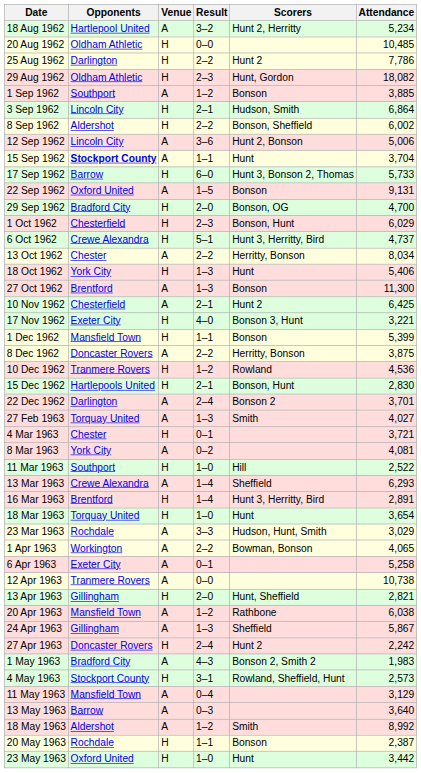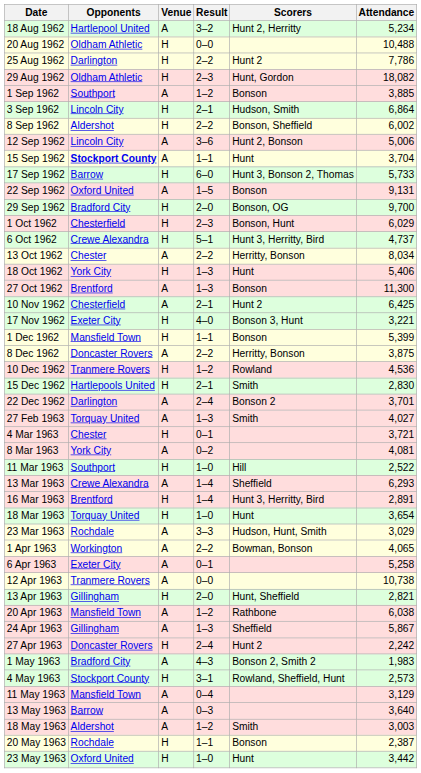(399, 45) 10,485 -> (399, 45) 10,488
(401, 207) 4,700 -> (401, 207) 9,700
(263, 386) Bonson, Hunt -> (245, 386) Smith
(401, 727) 8,992 -> (401, 727) 3,003
